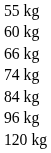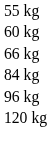- row: (22, 75)
